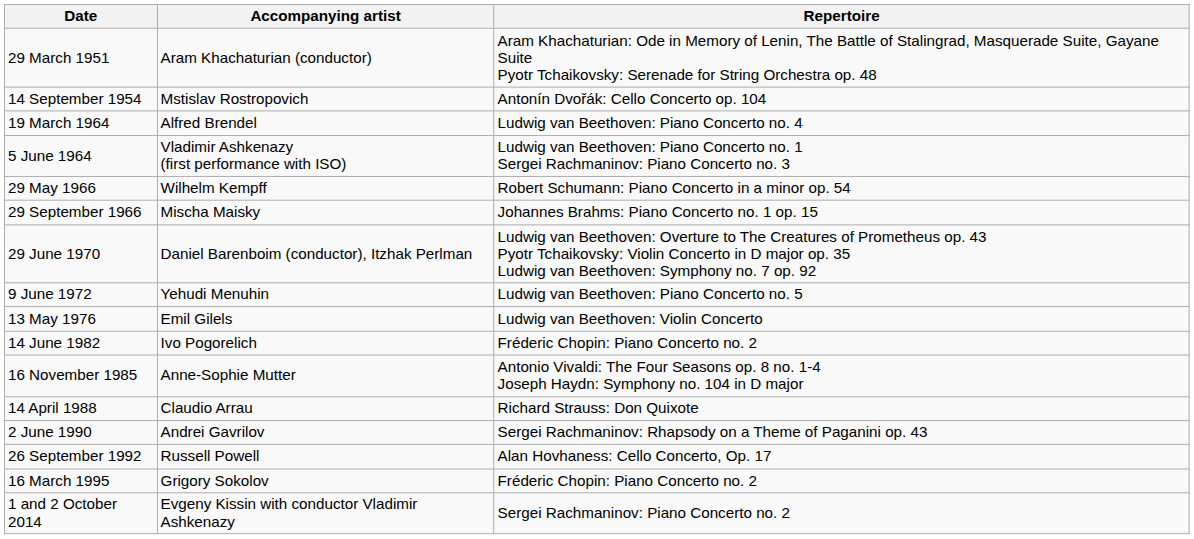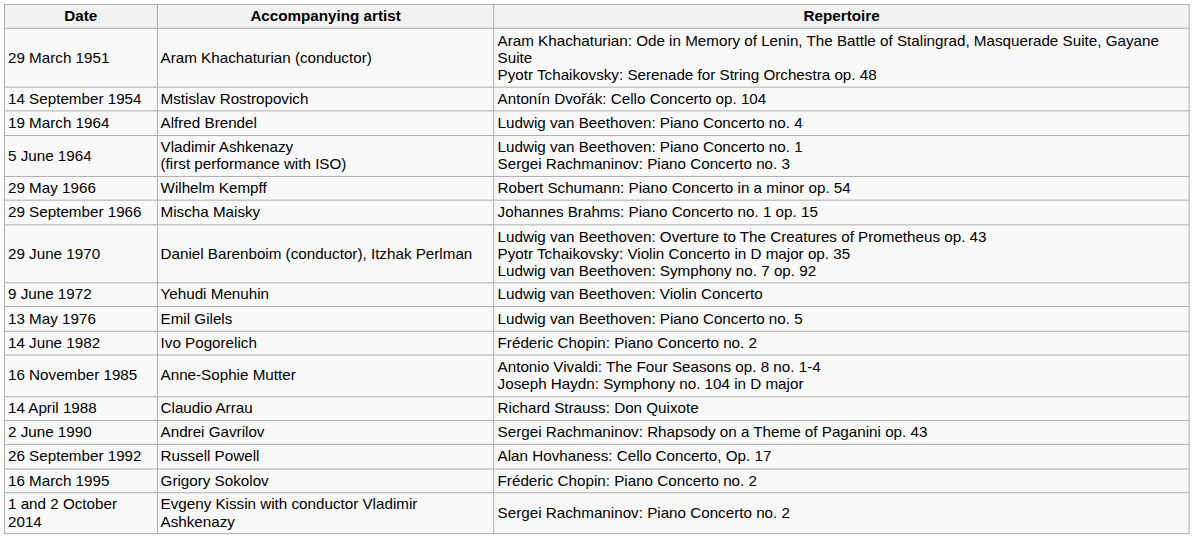(650, 294) Ludwig van Beethoven: Piano Concerto no. 5 -> (630, 294) Ludwig van Beethoven: Violin Concerto
(630, 319) Ludwig van Beethoven: Violin Concerto -> (650, 319) Ludwig van Beethoven: Piano Concerto no. 5
